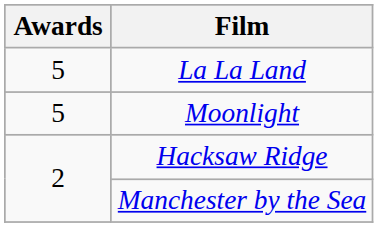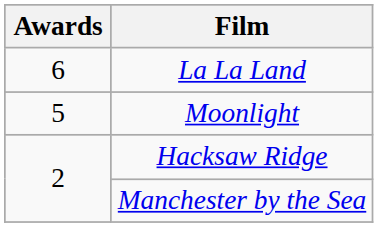(58, 69) 5 -> (58, 69) 6
